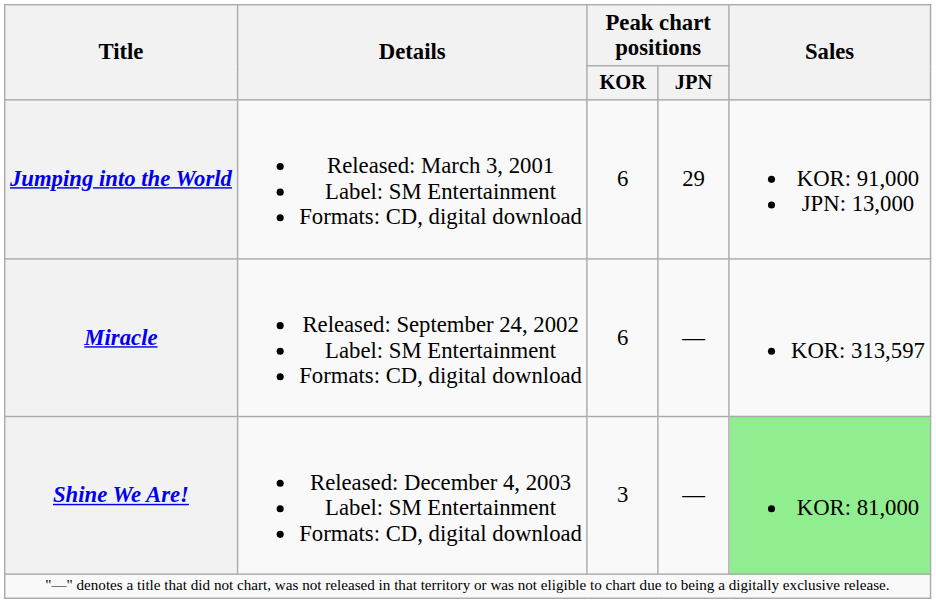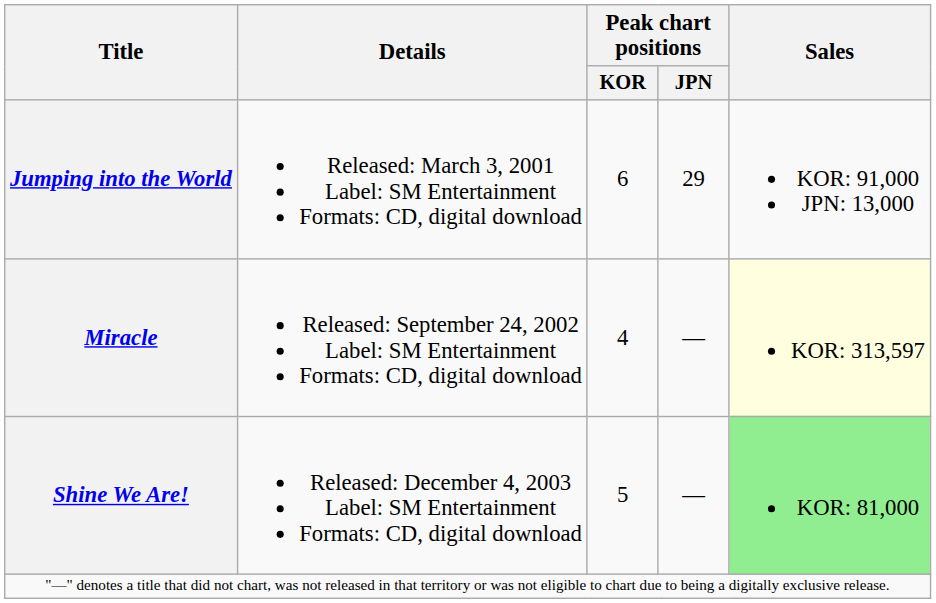(623, 337) 6 -> (623, 337) 4
(830, 350) no background -> (830, 350) lightyellow background
(623, 495) 3 -> (623, 495) 5
